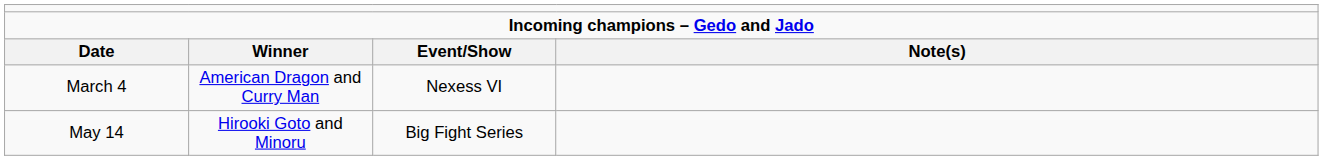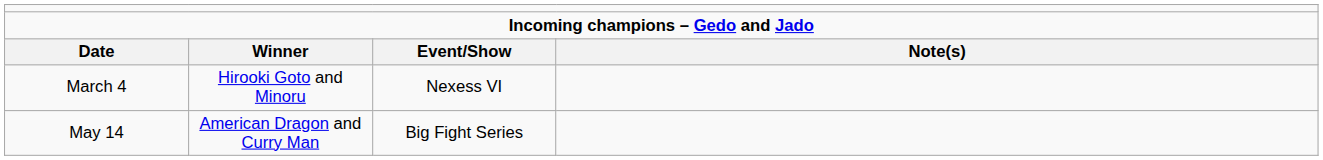(280, 87) American Dragon and Curry Man -> (280, 87) Hirooki Goto and Minoru
(280, 132) Hirooki Goto and Minoru -> (280, 132) American Dragon and Curry Man
